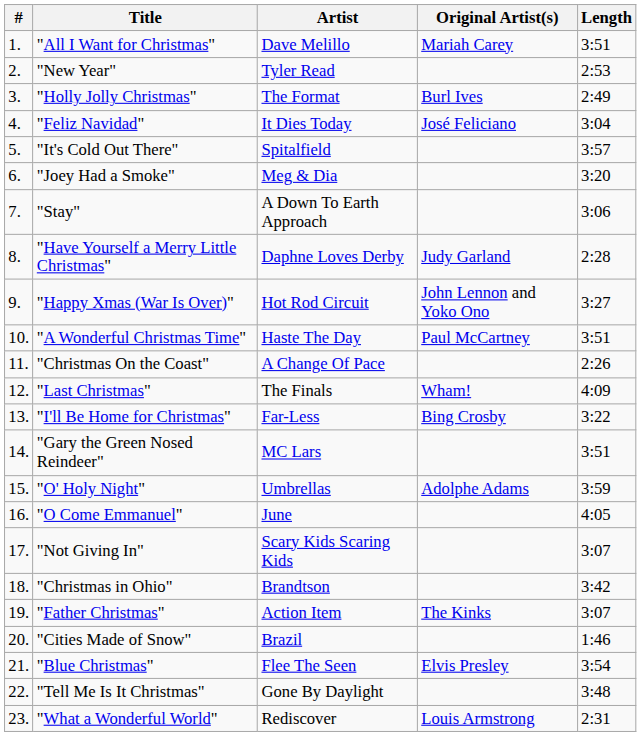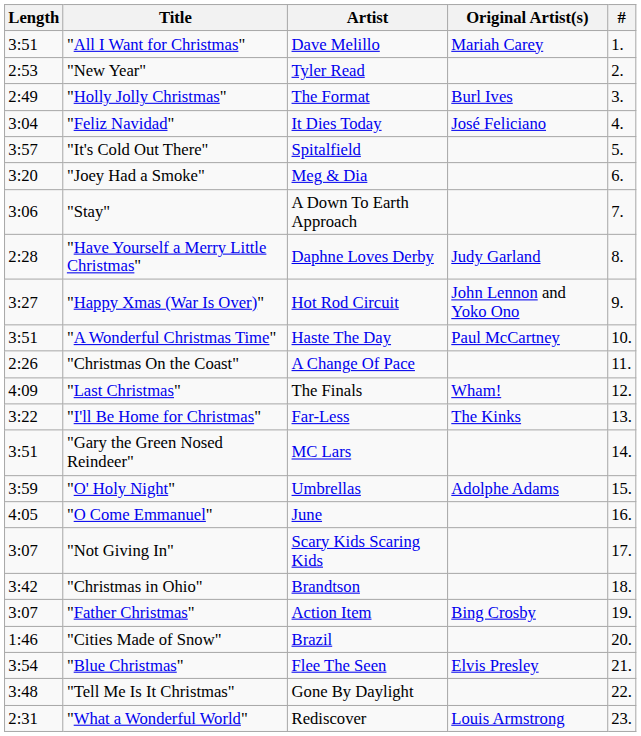columns swapped: (19, 17) <-> (607, 17)
(464, 416) Bing Crosby -> (486, 416) The Kinks
(456, 612) The Kinks -> (494, 612) Bing Crosby
